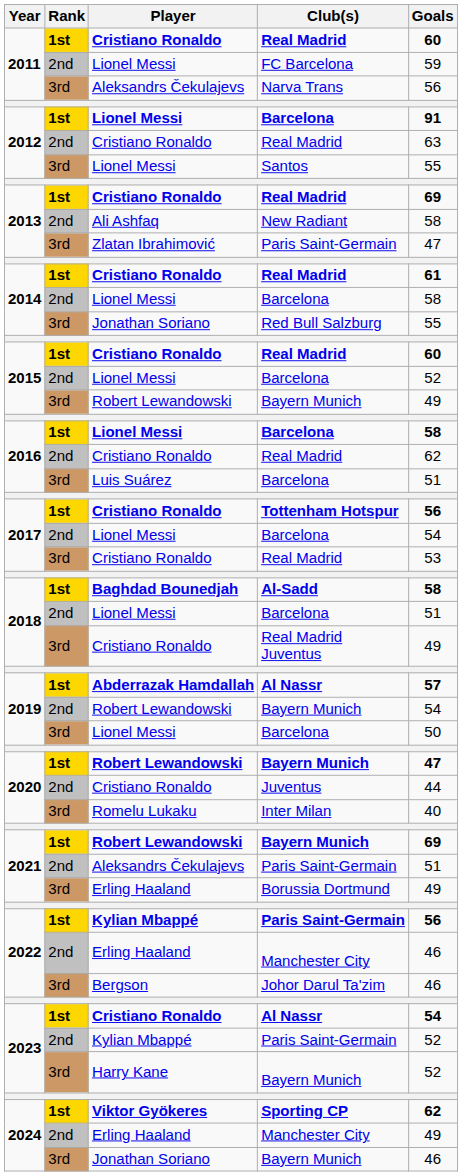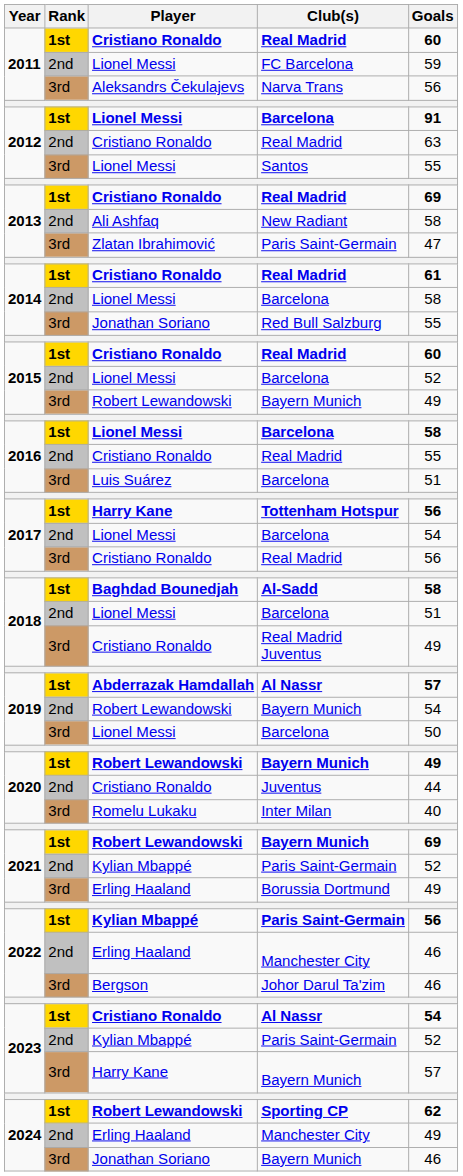(433, 456) 62 -> (433, 456) 55
(157, 511) Cristiano Ronaldo -> (132, 511) Harry Kane
(433, 558) 53 -> (433, 558) 56
(433, 763) 47 -> (433, 763) 49
(168, 865) Aleksandrs Čekulajevs -> (142, 865) Kylian Mbappé
(433, 865) 51 -> (433, 865) 52
(433, 1072) 52 -> (433, 1072) 57
(150, 1111) Viktor Gyökeres -> (167, 1111) Robert Lewandowski
